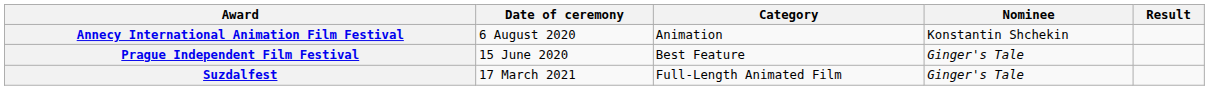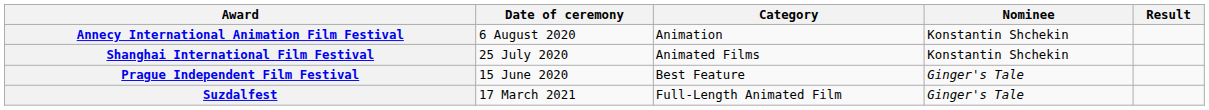+ row: (240, 55)
